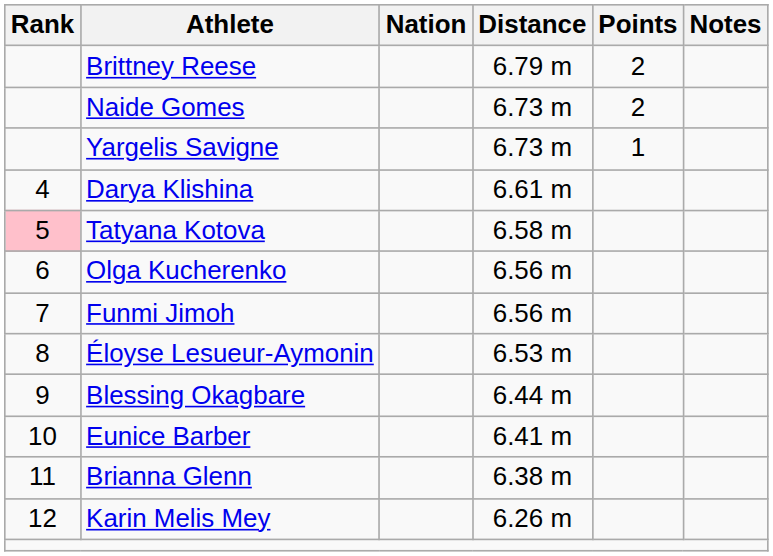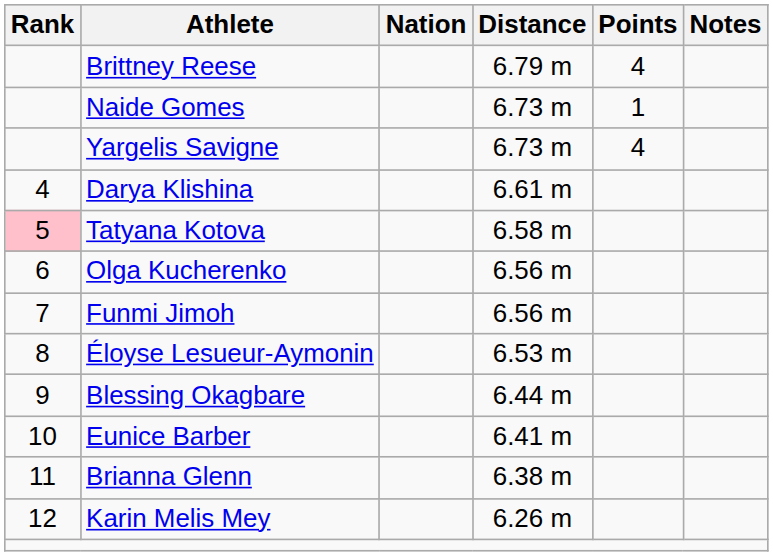(638, 66) 2 -> (638, 66) 4
(638, 107) 2 -> (638, 107) 1
(638, 148) 1 -> (638, 148) 4
